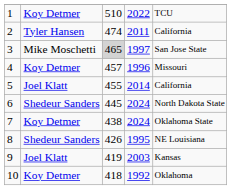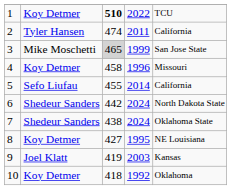(113, 13) normal -> (113, 13) bold
(138, 49) 1997 -> (138, 49) 1999
(113, 67) 457 -> (113, 67) 458
(45, 85) Joel Klatt -> (51, 85) Sefo Liufau
(113, 103) 445 -> (113, 103) 442
(52, 121) Koy Detmer -> (62, 121) Shedeur Sanders
(62, 139) Shedeur Sanders -> (52, 139) Koy Detmer
(113, 139) 426 -> (113, 139) 427
